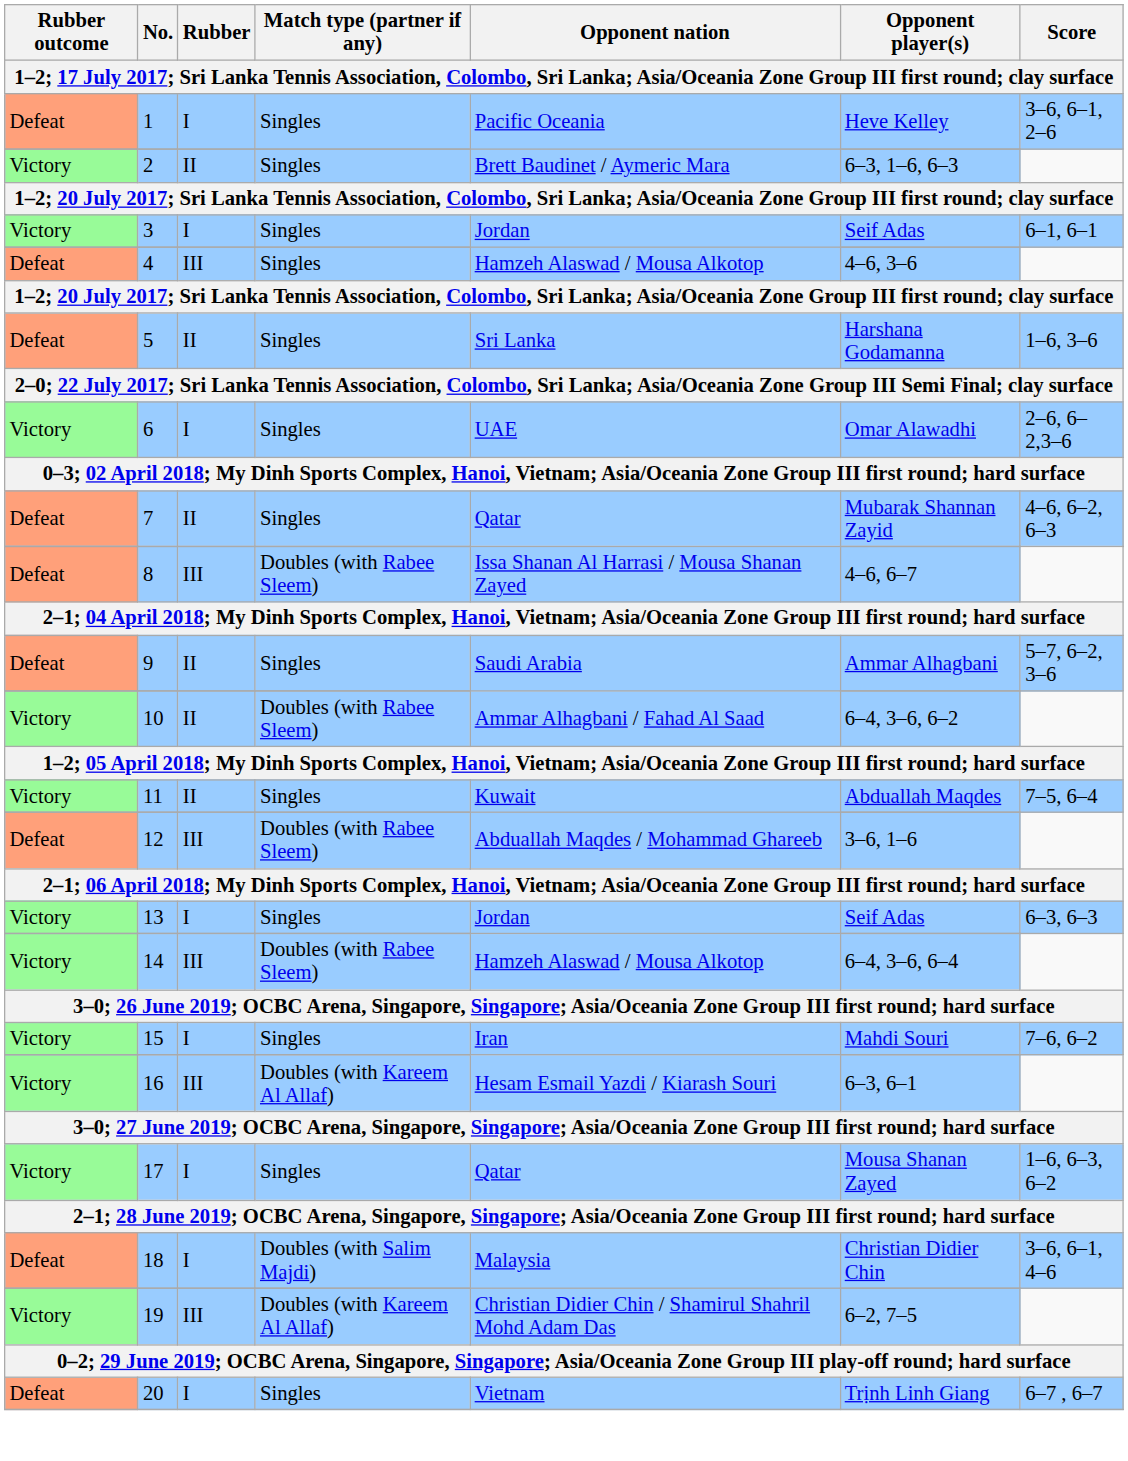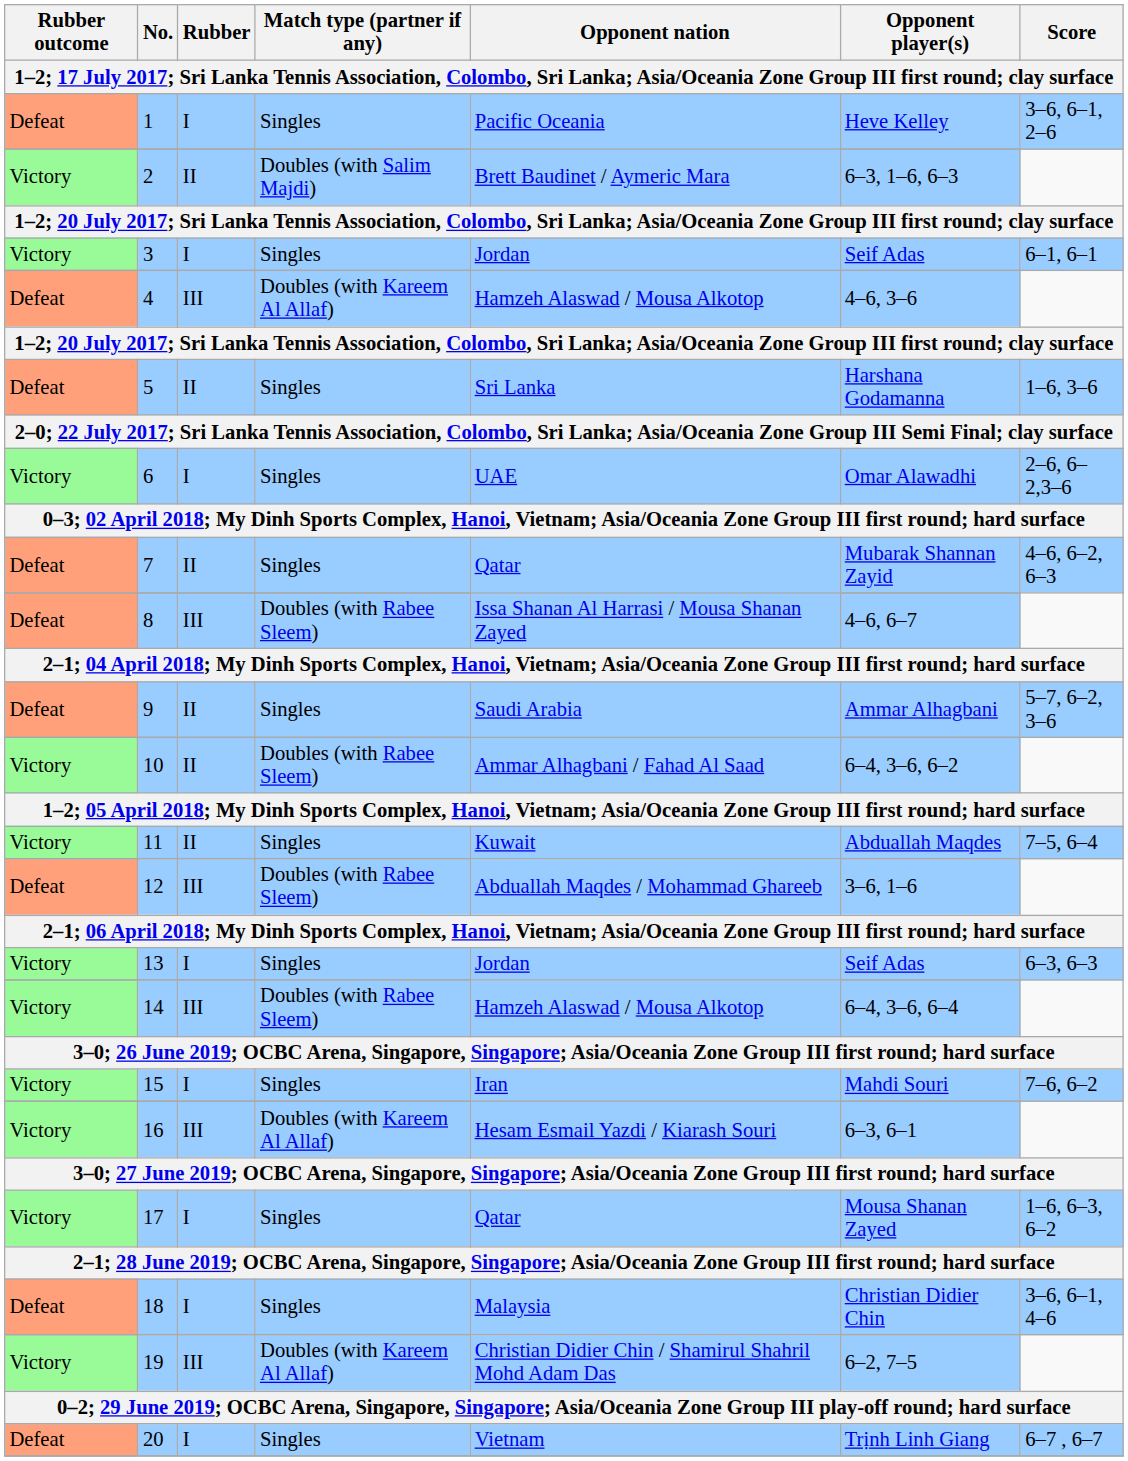(290, 165) Singles -> (345, 177) Doubles (with Salim Majdi)
(290, 263) Singles -> (354, 298) Doubles (with Kareem Al Allaf)
(345, 1260) Doubles (with Salim Majdi) -> (290, 1306) Singles
